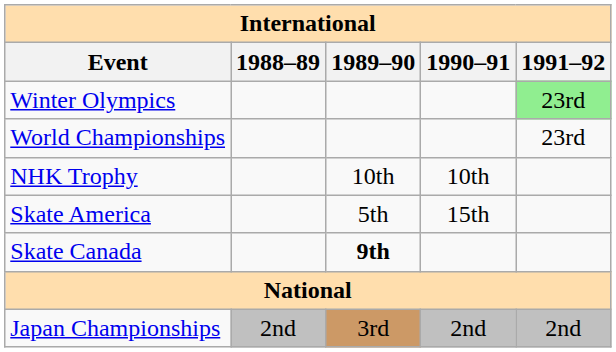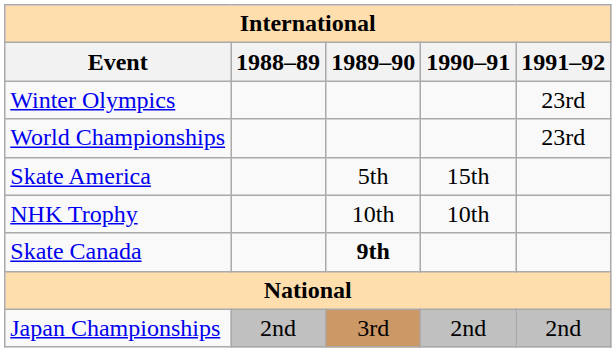(563, 99) lightgreen background -> (563, 99) no background
rows swapped: (74, 175) <-> (81, 213)
